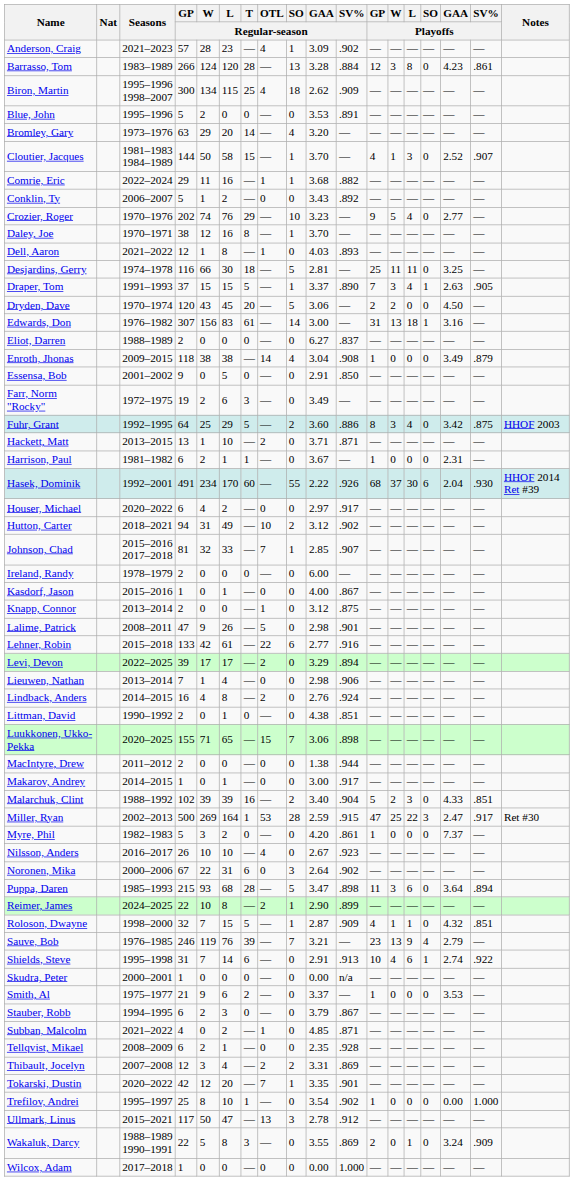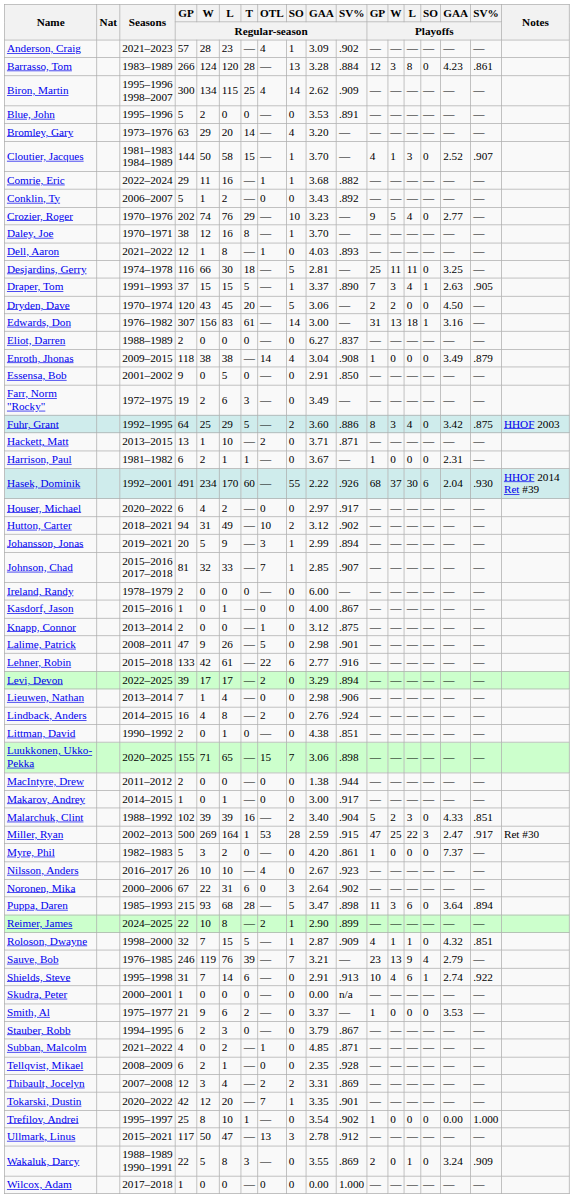(294, 90) 18 -> (294, 90) 14
+ row: (45, 543)
